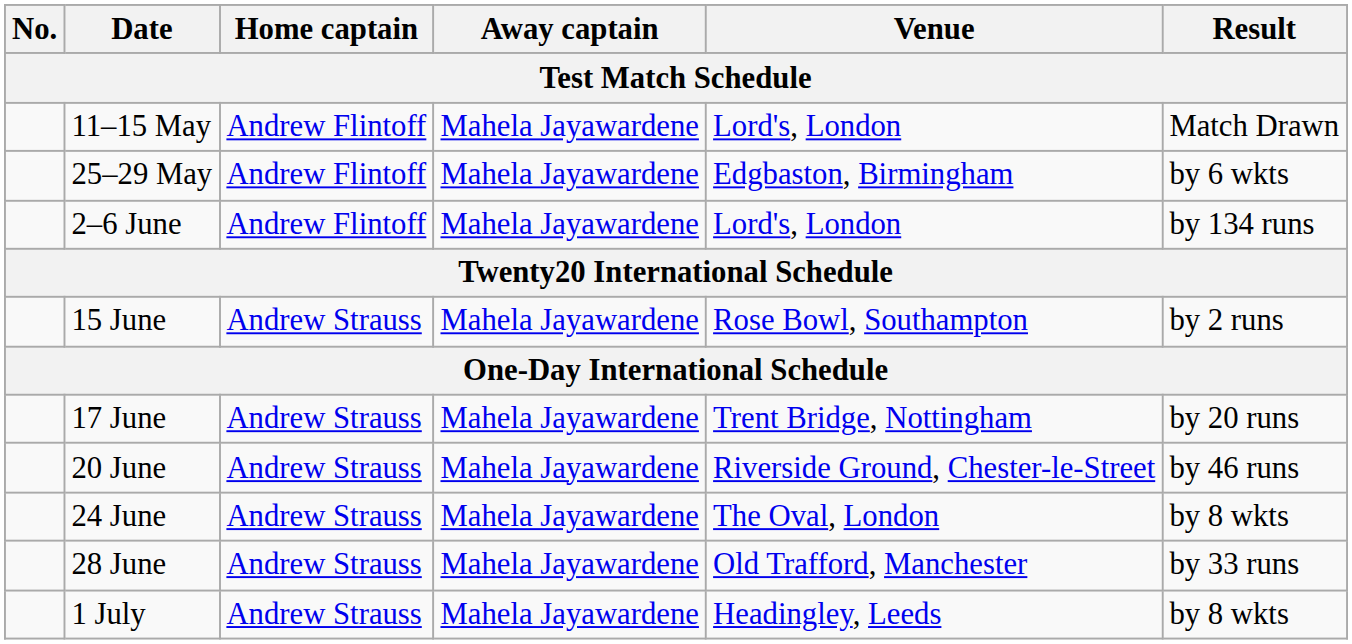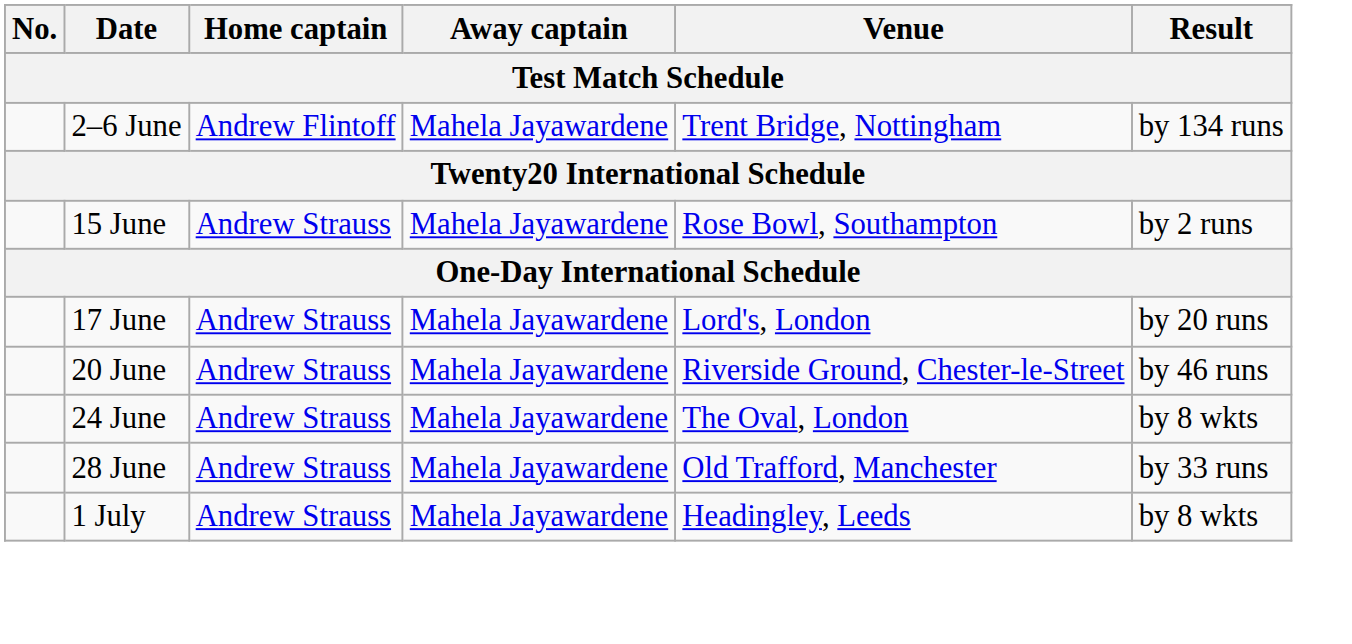- row: (141, 126)
- row: (142, 175)
(807, 223) Lord's, London -> (842, 126) Trent Bridge, Nottingham
(873, 418) Trent Bridge, Nottingham -> (776, 321) Lord's, London
